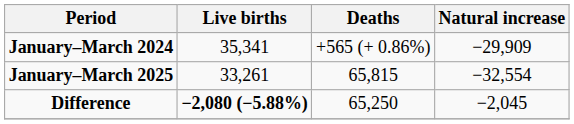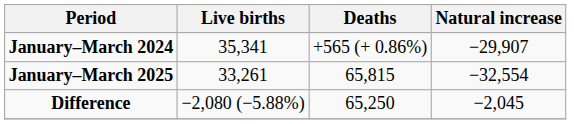(502, 47) −29,909 -> (499, 47) −29,907
(245, 103) bold -> (243, 103) normal
